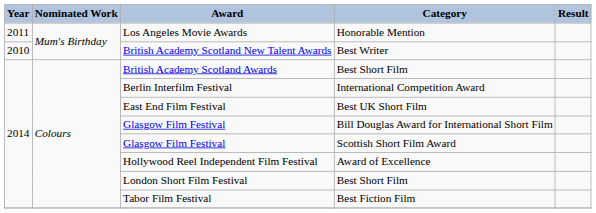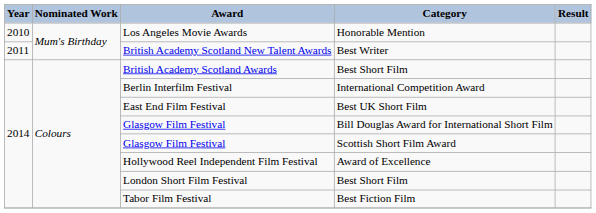(18, 32) 2011 -> (18, 32) 2010
(18, 51) 2010 -> (18, 51) 2011
